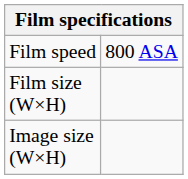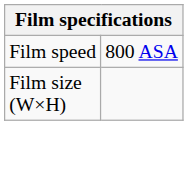- row: (51, 146)
